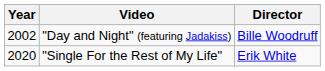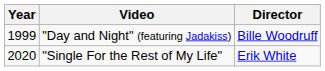(22, 35) 2002 -> (22, 35) 1999
